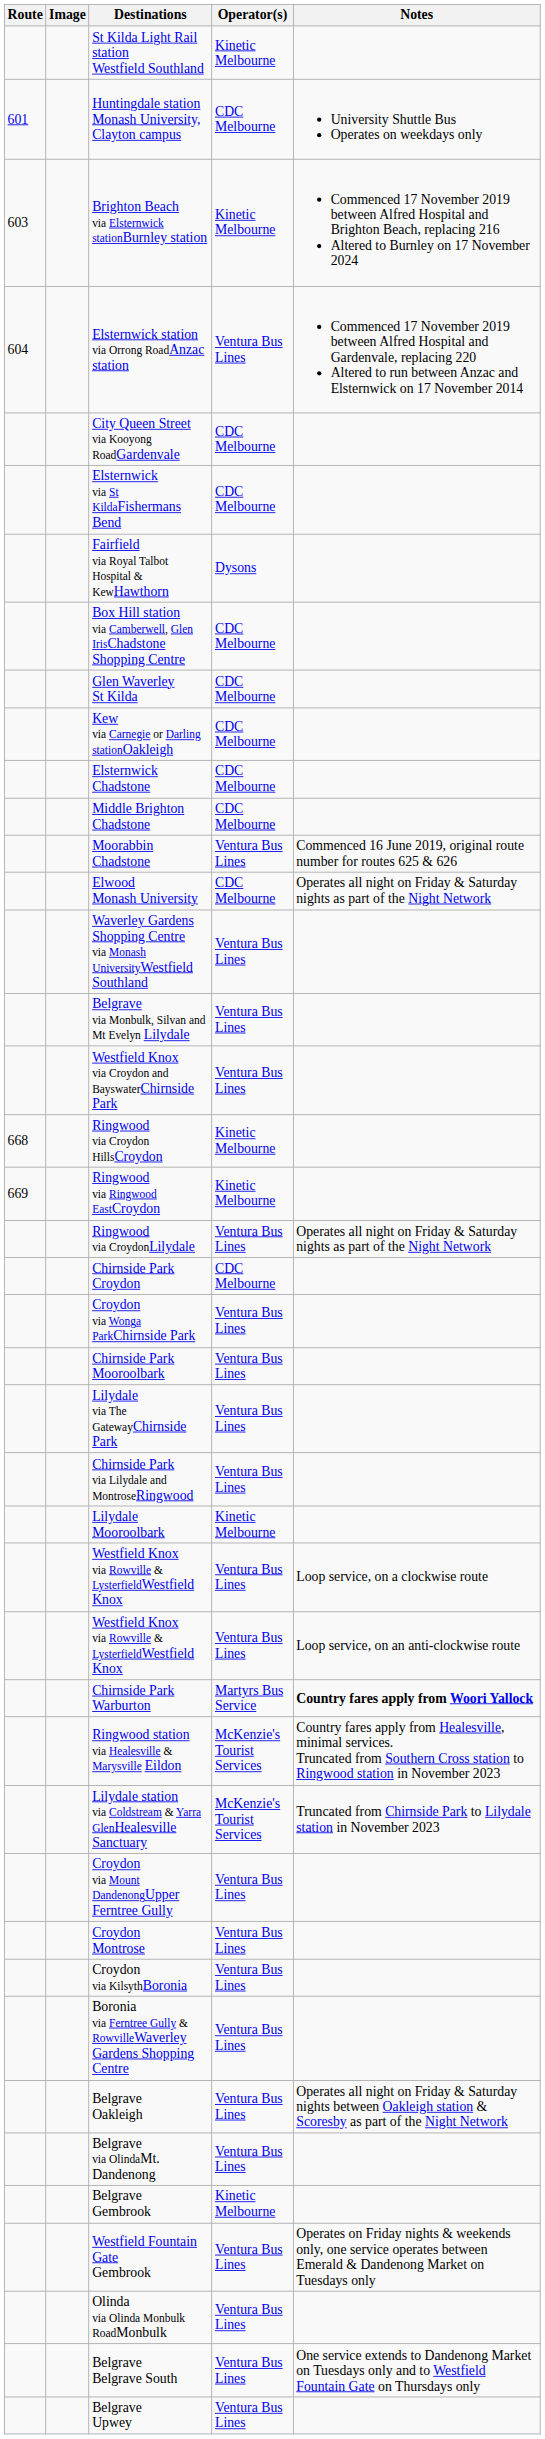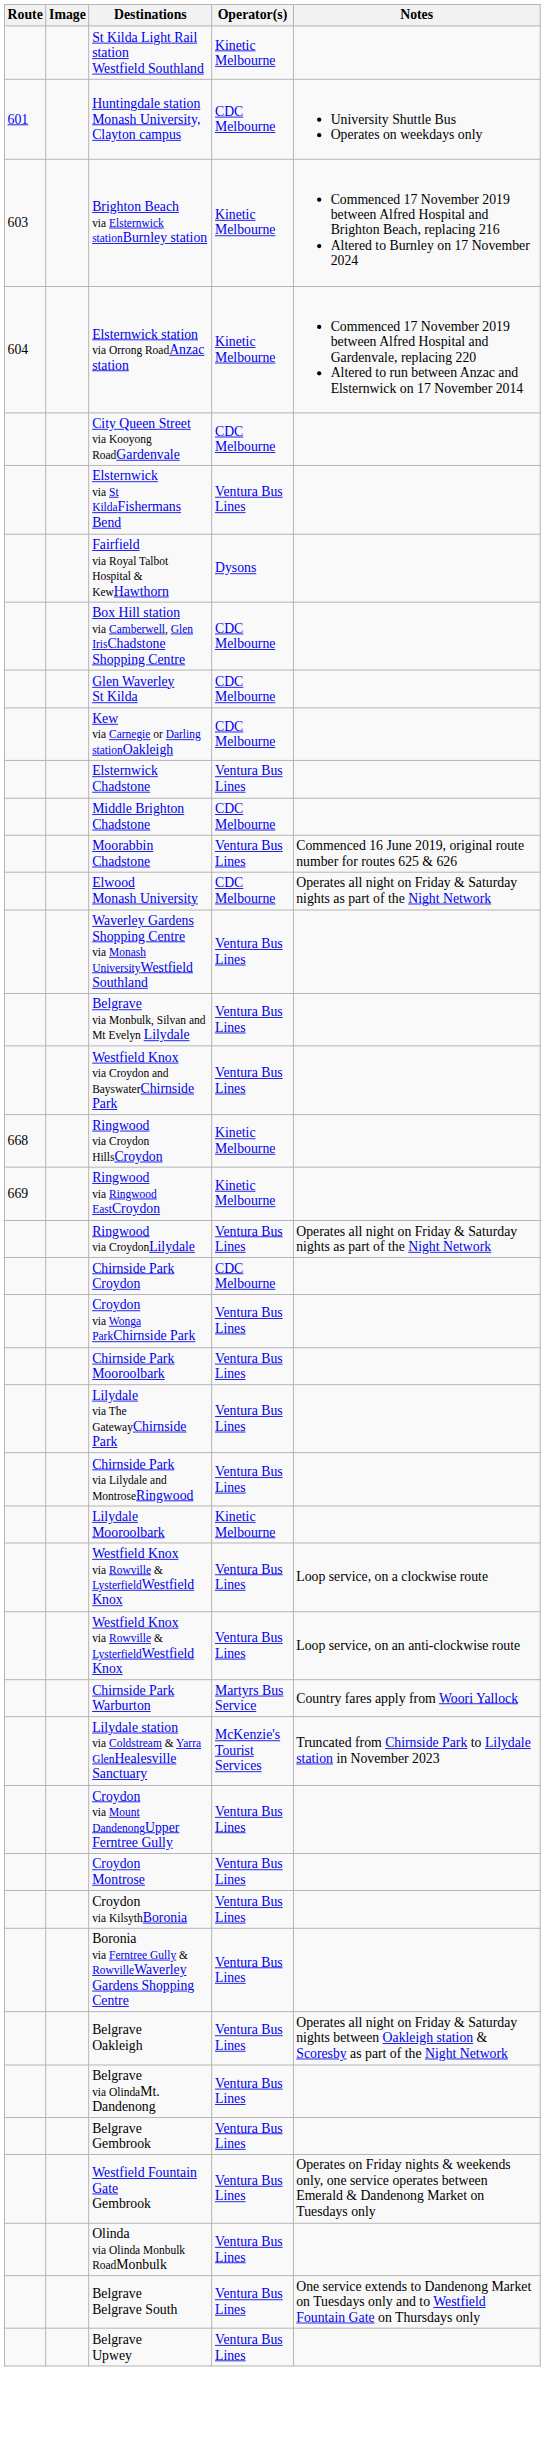(249, 349) Ventura Bus Lines -> (245, 349) Kinetic Melbourne
(245, 499) CDC Melbourne -> (249, 499) Ventura Bus Lines
(245, 779) CDC Melbourne -> (249, 779) Ventura Bus Lines
(415, 1698) bold -> (407, 1698) normal
- row: (25, 1751)
(245, 2204) Kinetic Melbourne -> (249, 2136) Ventura Bus Lines
